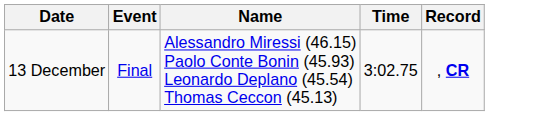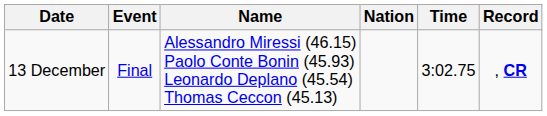+ column: (389, 17)
